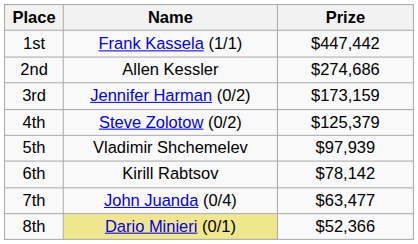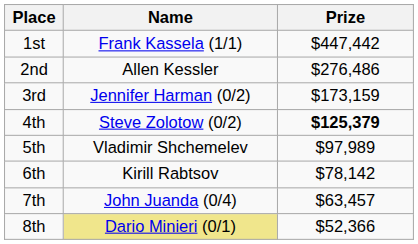(345, 69) $274,686 -> (345, 69) $276,486
(345, 122) normal -> (345, 122) bold
(345, 148) $97,939 -> (345, 148) $97,989
(345, 200) $63,477 -> (345, 200) $63,457
